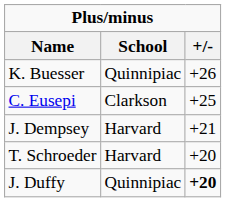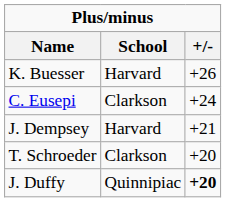(143, 73) Quinnipiac -> (133, 73) Harvard
(203, 100) +25 -> (203, 100) +24
(133, 155) Harvard -> (136, 155) Clarkson
